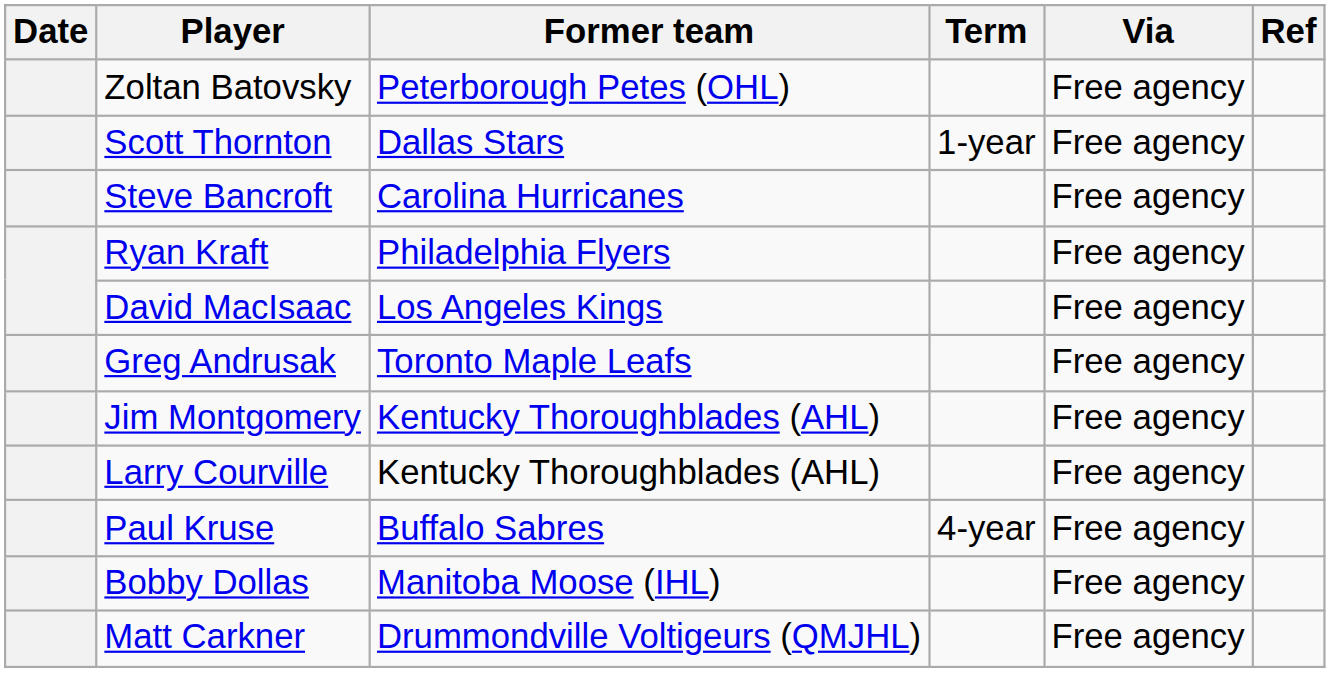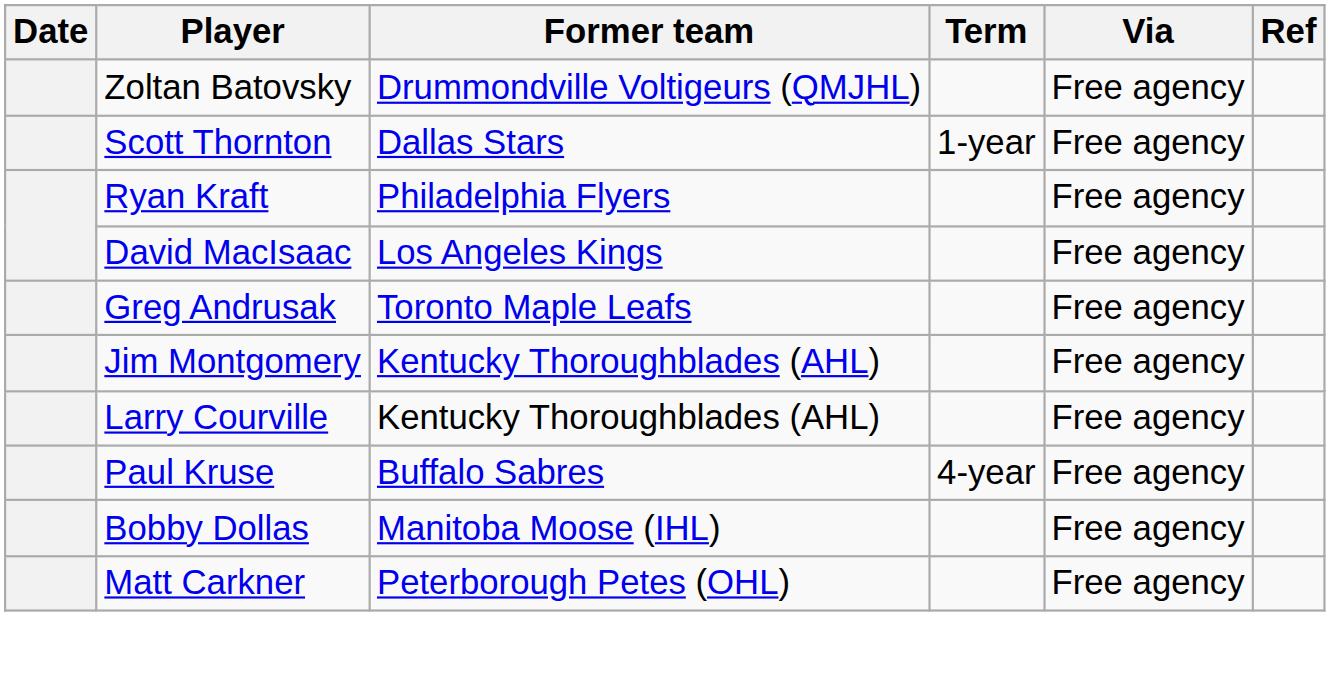(583, 87) Peterborough Petes (OHL) -> (649, 87) Drummondville Voltigeurs (QMJHL)
- row: (218, 197)
(649, 637) Drummondville Voltigeurs (QMJHL) -> (583, 582) Peterborough Petes (OHL)
